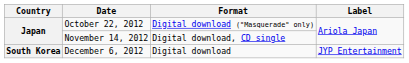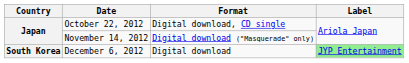(233, 24) Digital download ("Masquerade" only) -> (219, 24) Digital download, CD single
(219, 38) Digital download, CD single -> (233, 38) Digital download ("Masquerade" only)
(360, 51) no background -> (360, 51) lightgreen background
